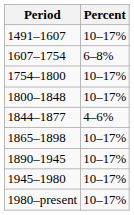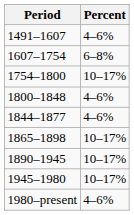(105, 35) 10–17% -> (98, 35) 4–6%
(105, 96) 10–17% -> (98, 96) 4–6%
(105, 199) 10–17% -> (98, 199) 4–6%
